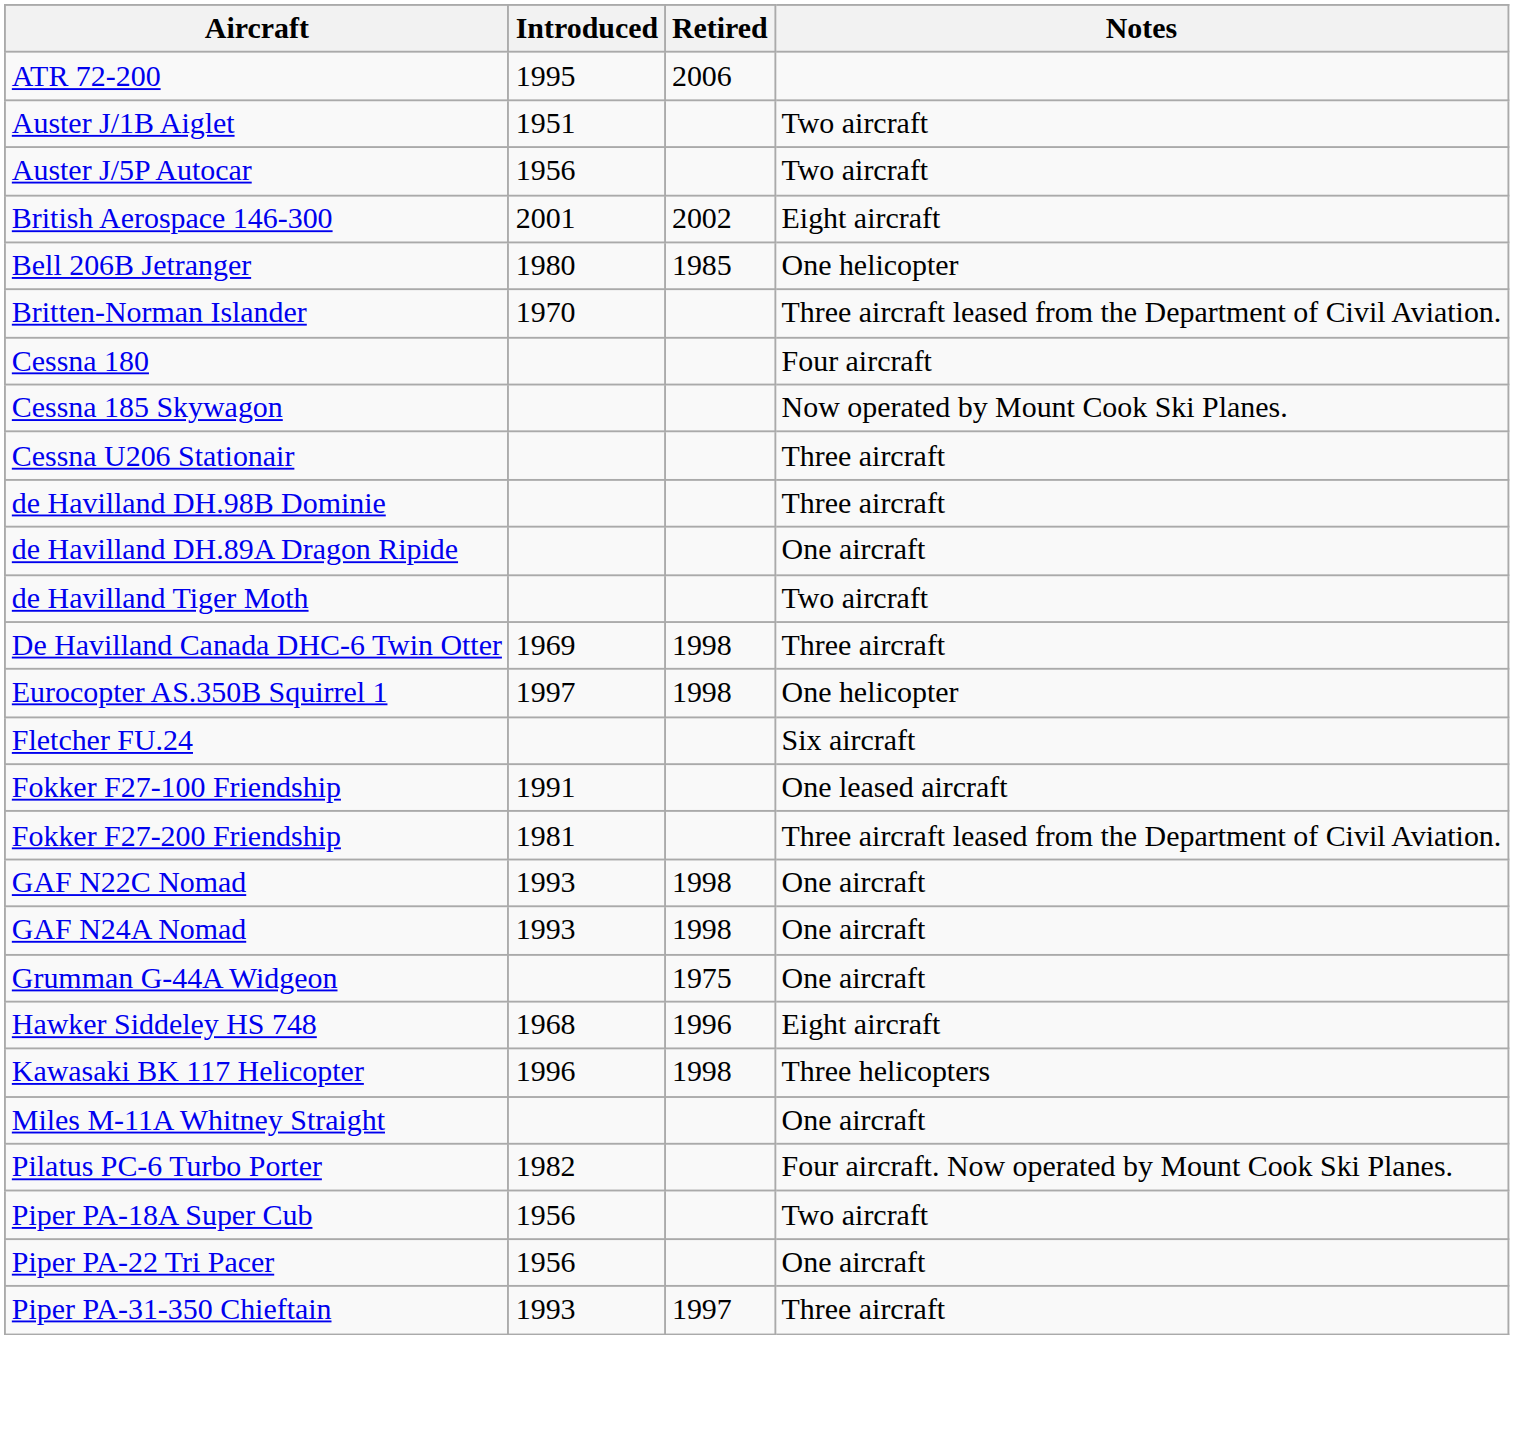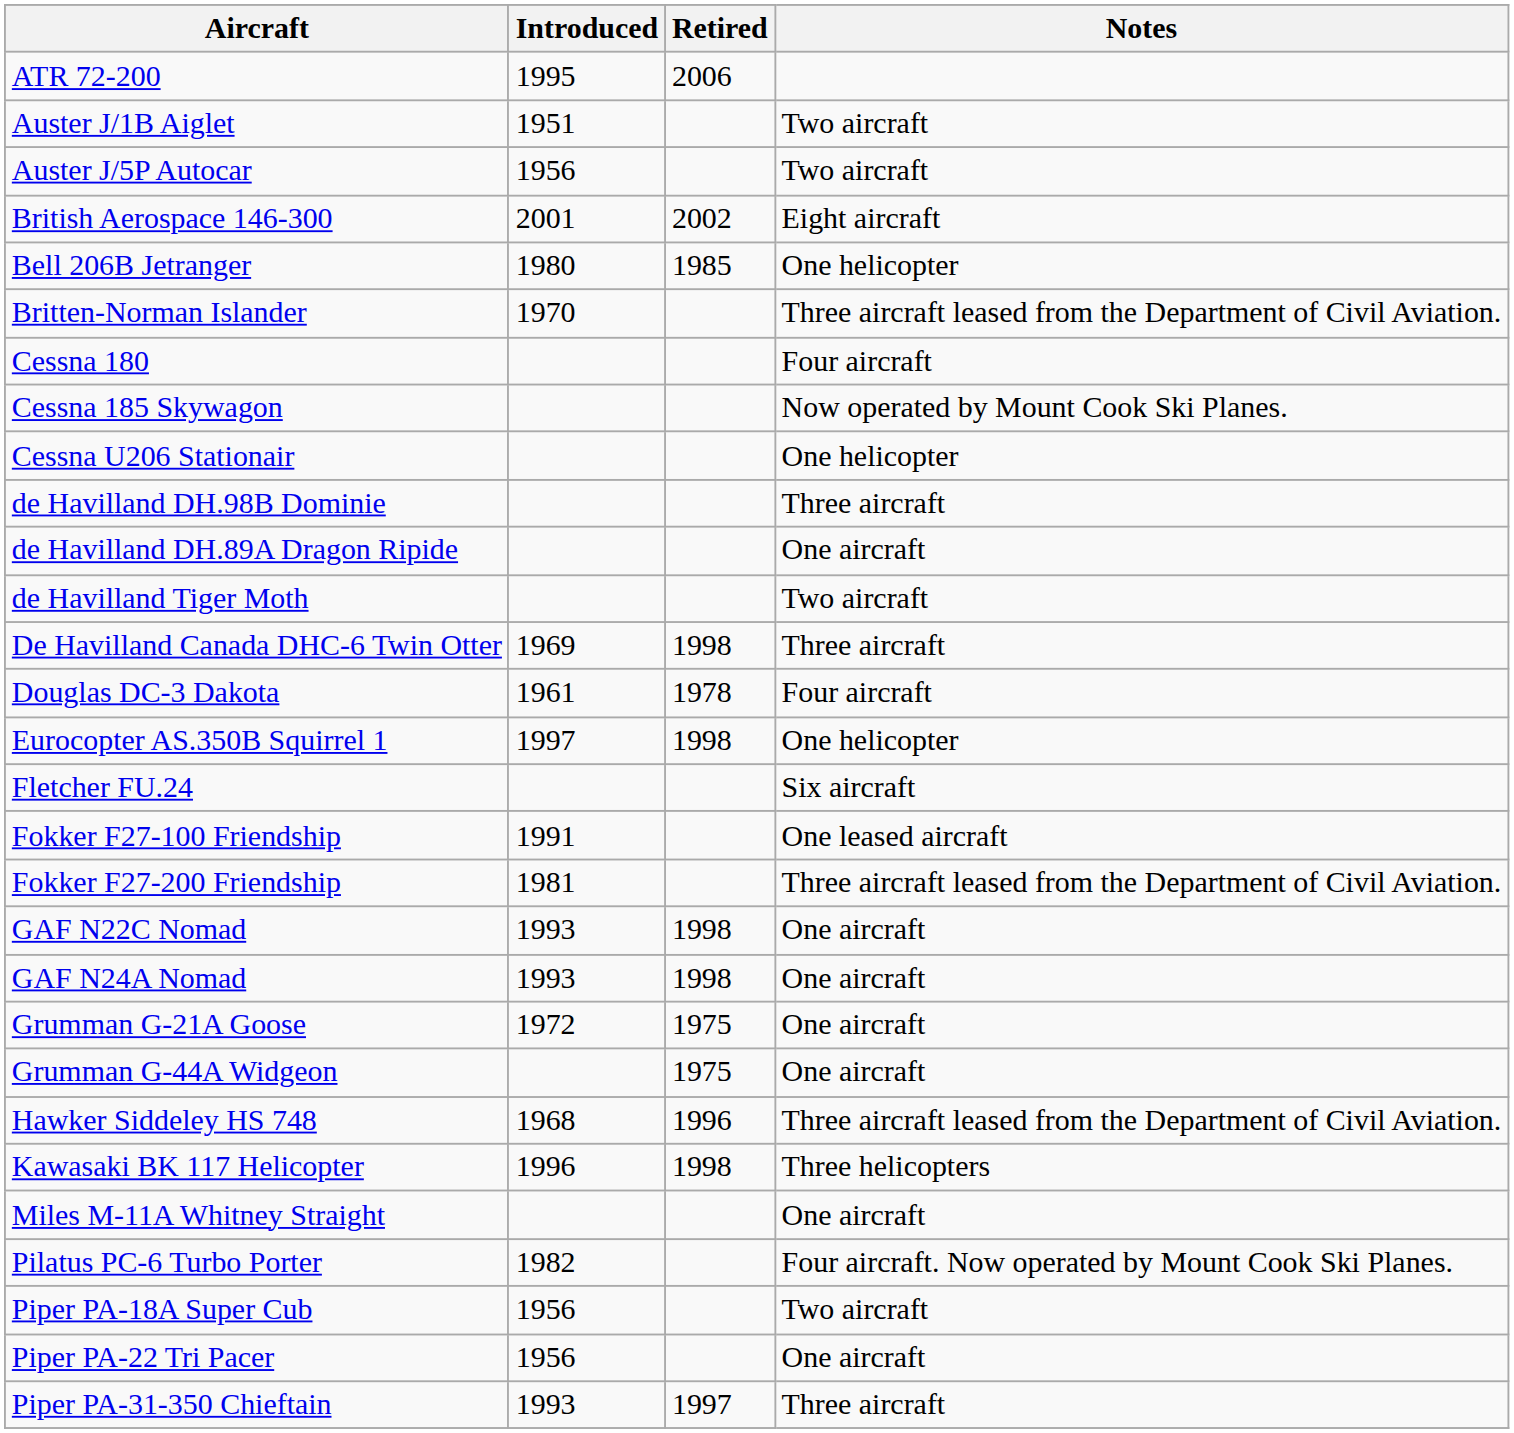(863, 455) Three aircraft -> (870, 455) One helicopter
+ row: (146, 692)
+ row: (159, 1024)
(861, 1024) Eight aircraft -> (1141, 1119) Three aircraft leased from the Department of Civil Aviation.
